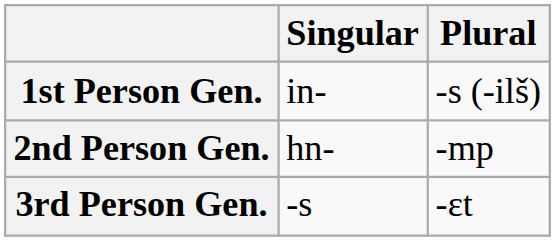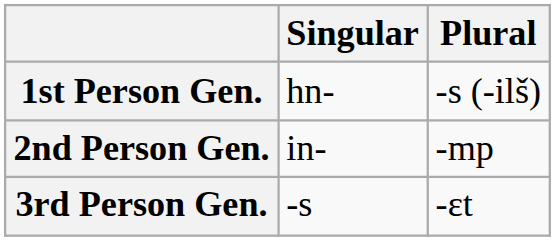(306, 90) in- -> (310, 90) hn-
(310, 147) hn- -> (306, 147) in-
